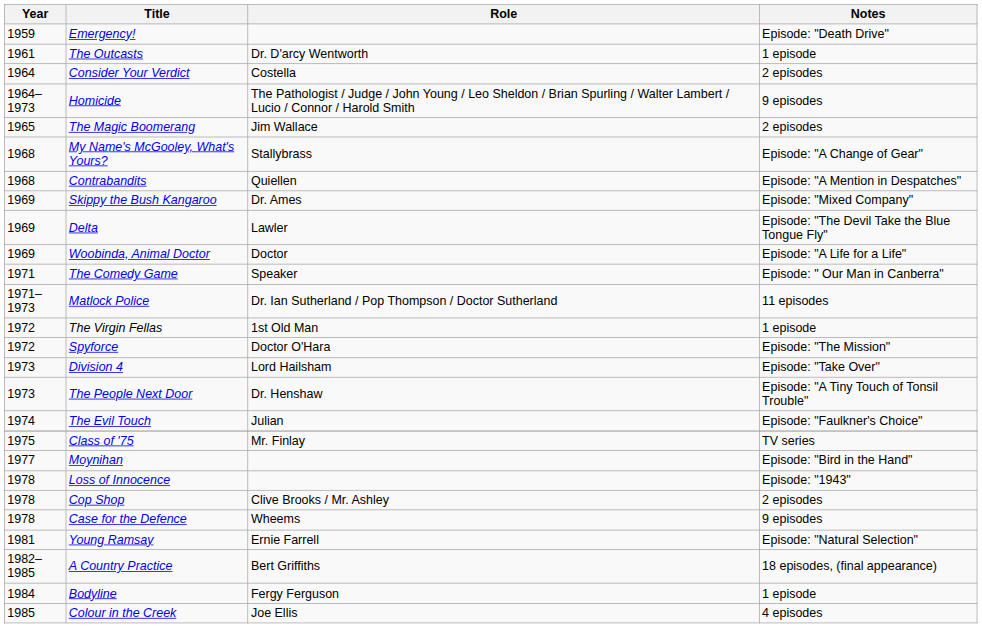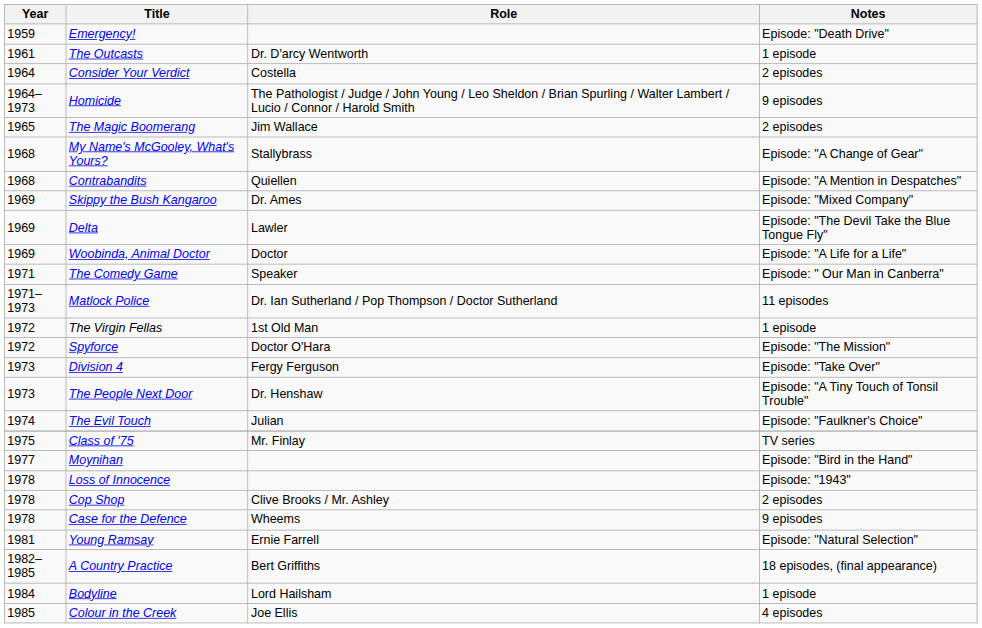(291, 367) Lord Hailsham -> (295, 367) Fergy Ferguson
(295, 593) Fergy Ferguson -> (291, 593) Lord Hailsham
